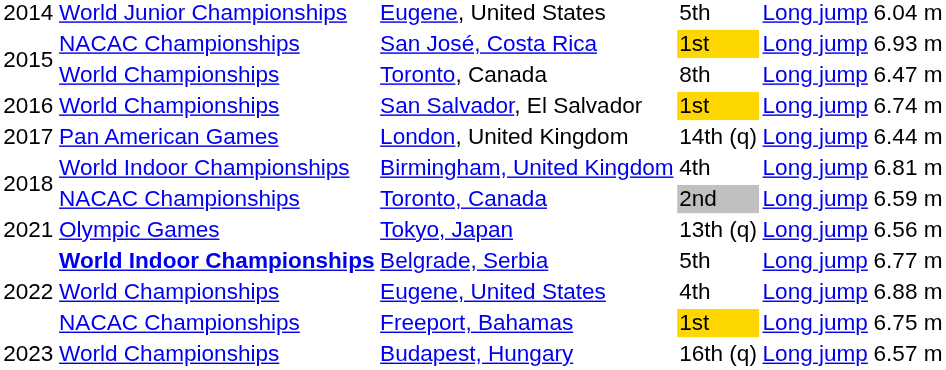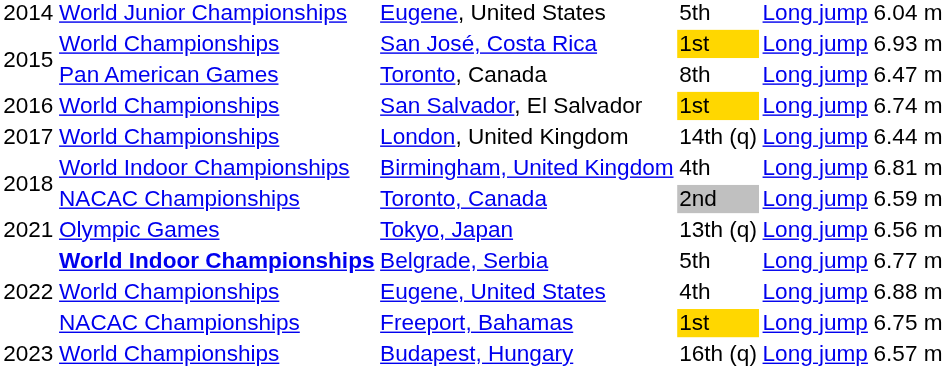(179, 43) NACAC Championships -> (169, 43) World Championships
(169, 74) World Championships -> (169, 74) Pan American Games
(169, 136) Pan American Games -> (169, 136) World Championships
